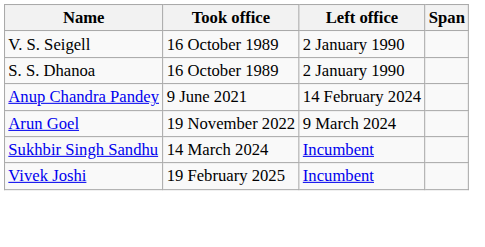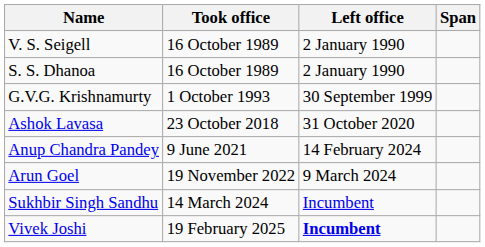+ row: (80, 96)
+ row: (56, 123)
(338, 176) normal -> (342, 228) bold
